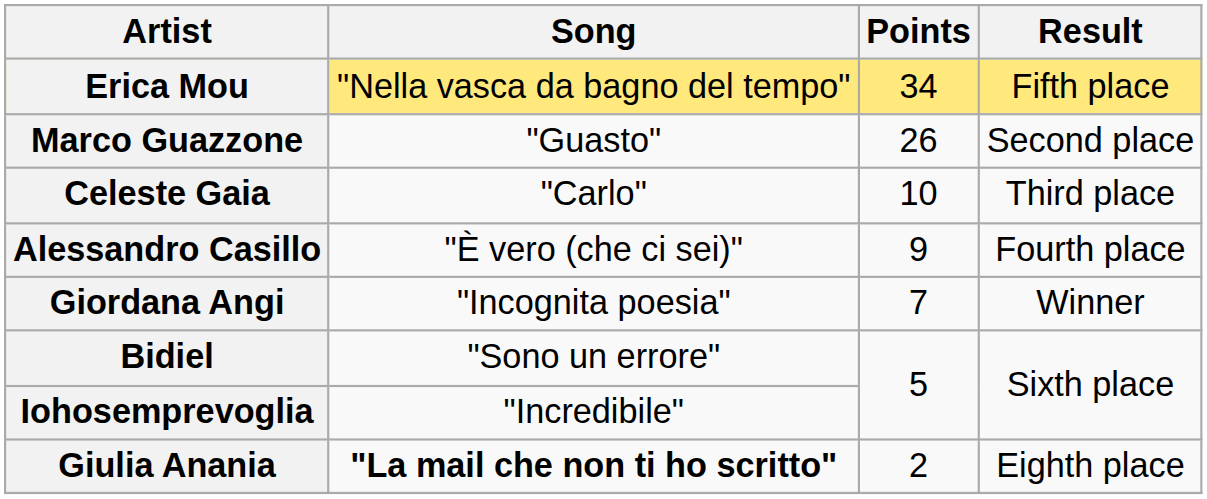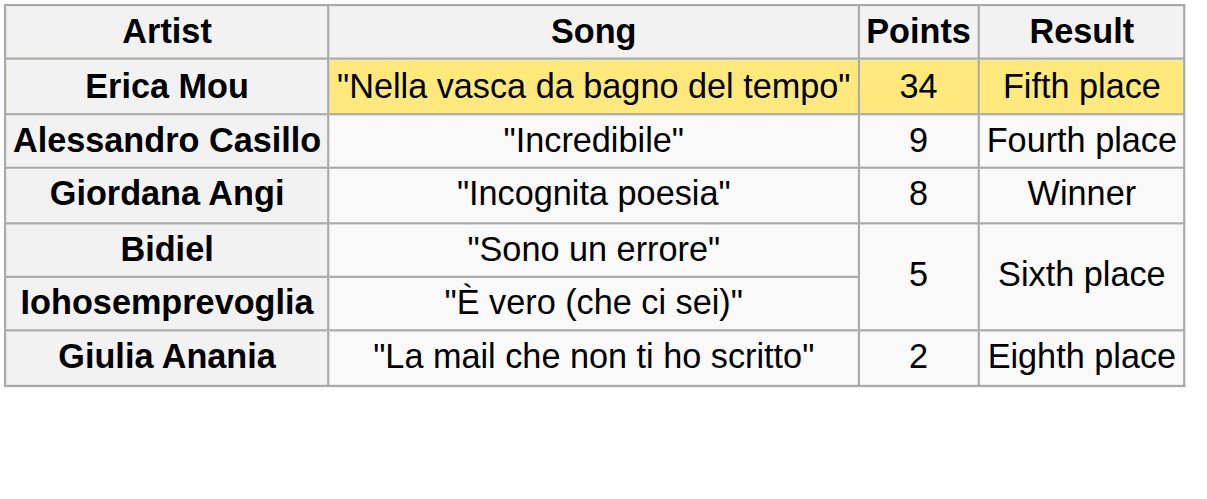- row: (167, 140)
- row: (167, 194)
(594, 248) "È vero (che ci sei)" -> (594, 140) "Incredibile"
(919, 303) 7 -> (919, 194) 8
(594, 411) "Incredibile" -> (594, 303) "È vero (che ci sei)"
(594, 466) bold -> (594, 357) normal
